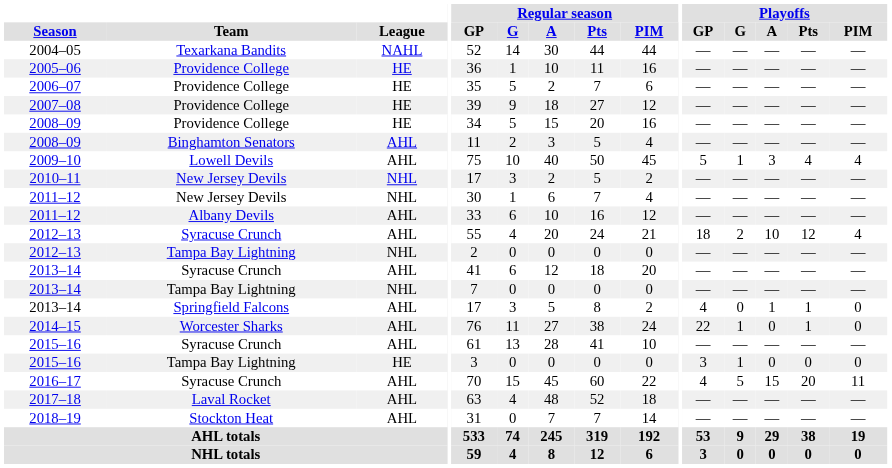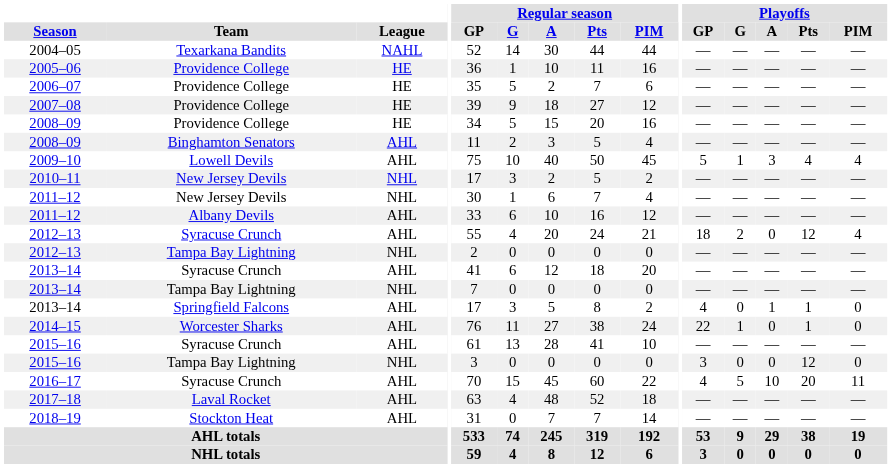(772, 234) 10 -> (772, 234) 0
(402, 362) HE -> (402, 362) NHL
(740, 362) 1 -> (740, 362) 0
(808, 362) 0 -> (808, 362) 12
(772, 381) 15 -> (772, 381) 10
